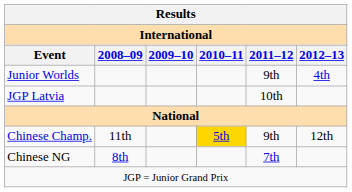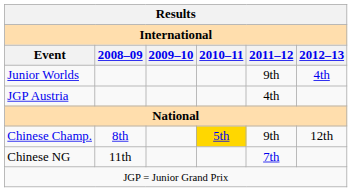+ row: (38, 95)
- row: (36, 95)
(120, 136) 11th -> (120, 136) 8th
(120, 156) 8th -> (120, 156) 11th
